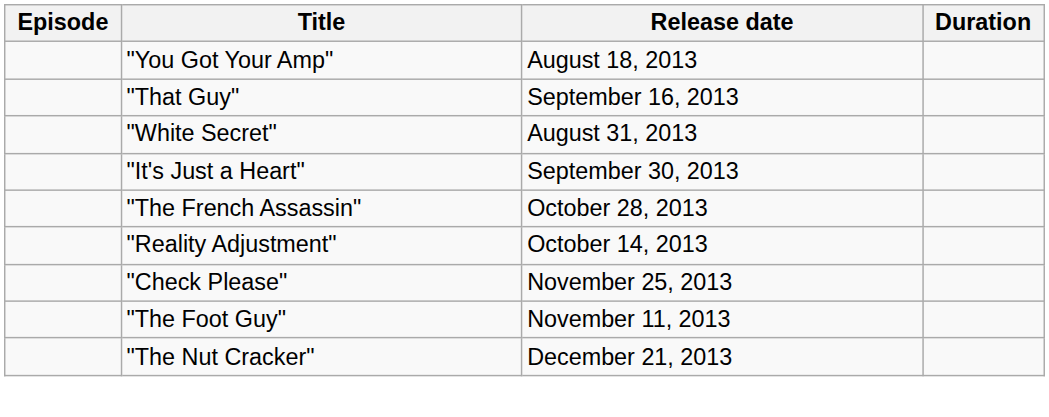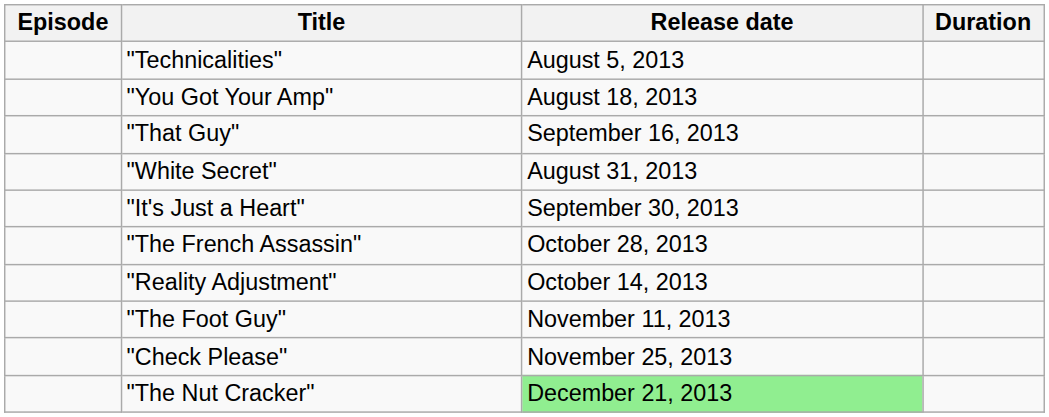+ row: (204, 60)
rows swapped: (206, 319) <-> (207, 282)
(630, 356) no background -> (630, 393) lightgreen background
